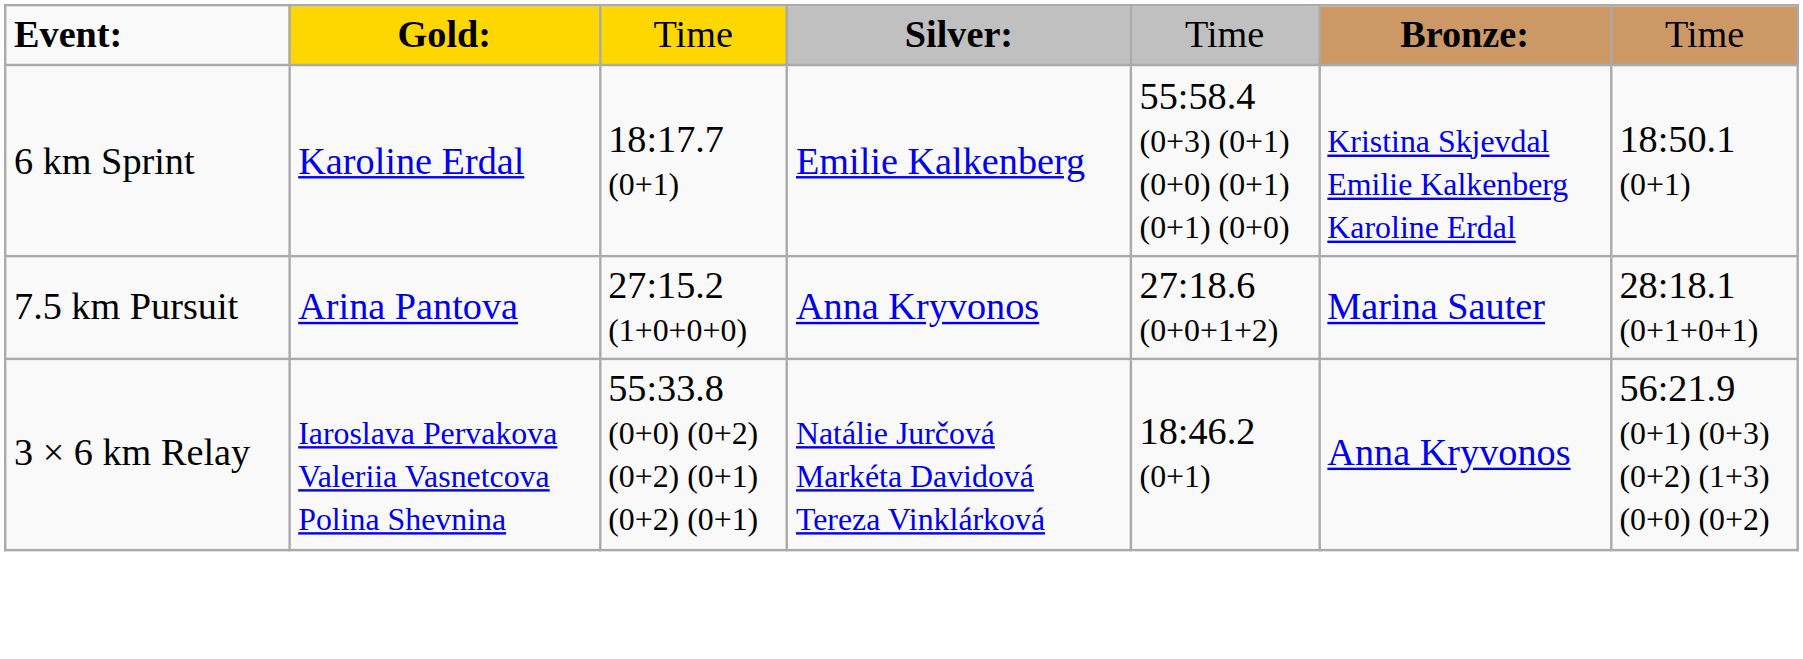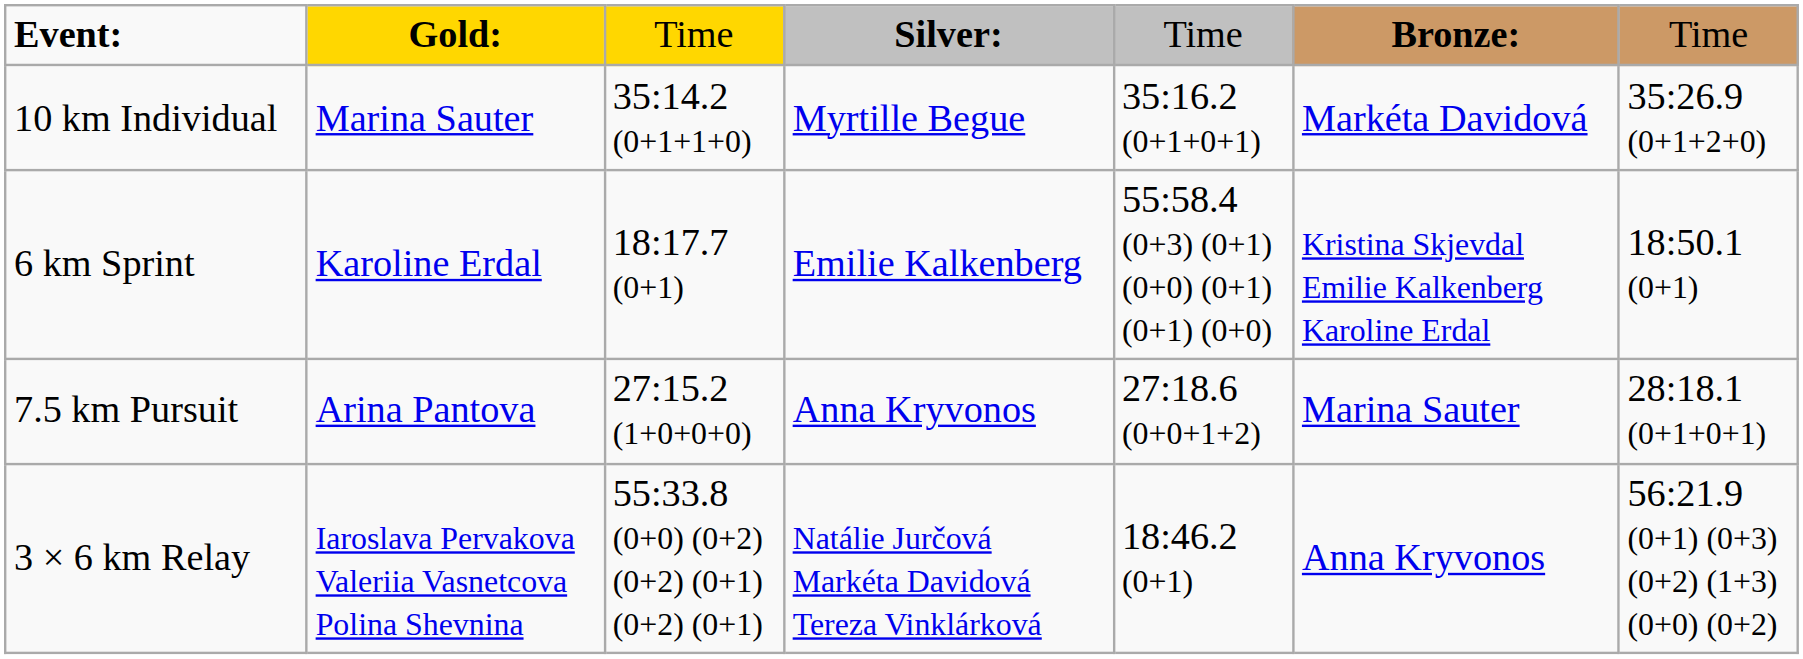+ row: (146, 116)
